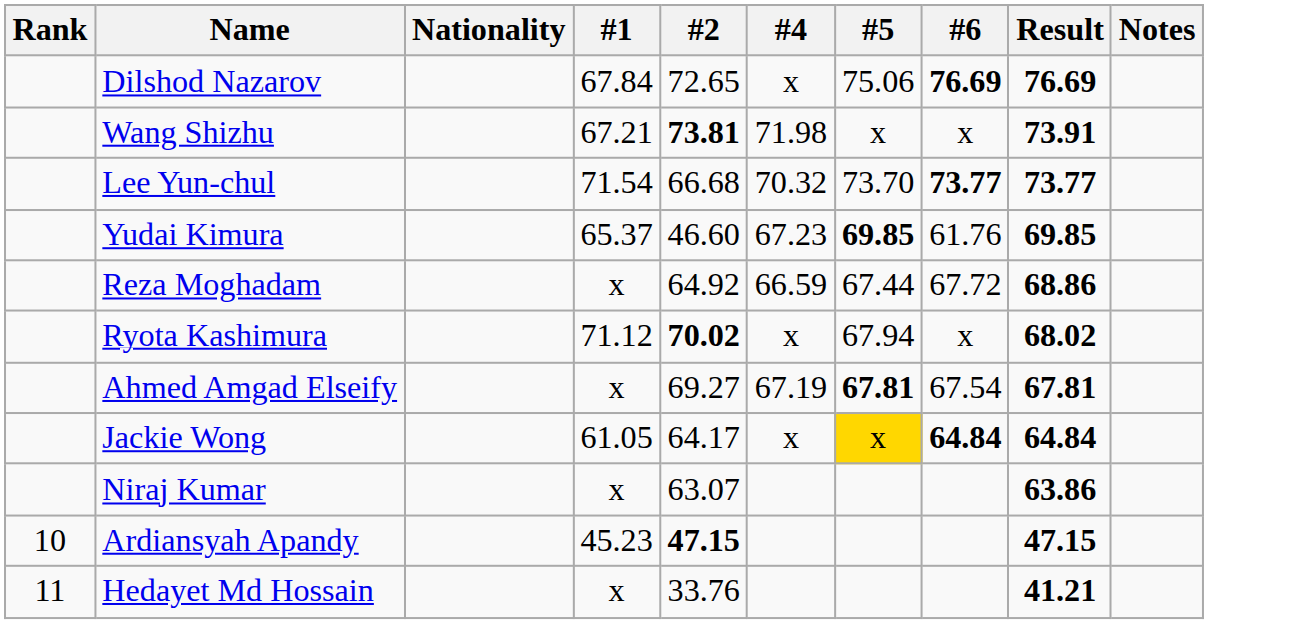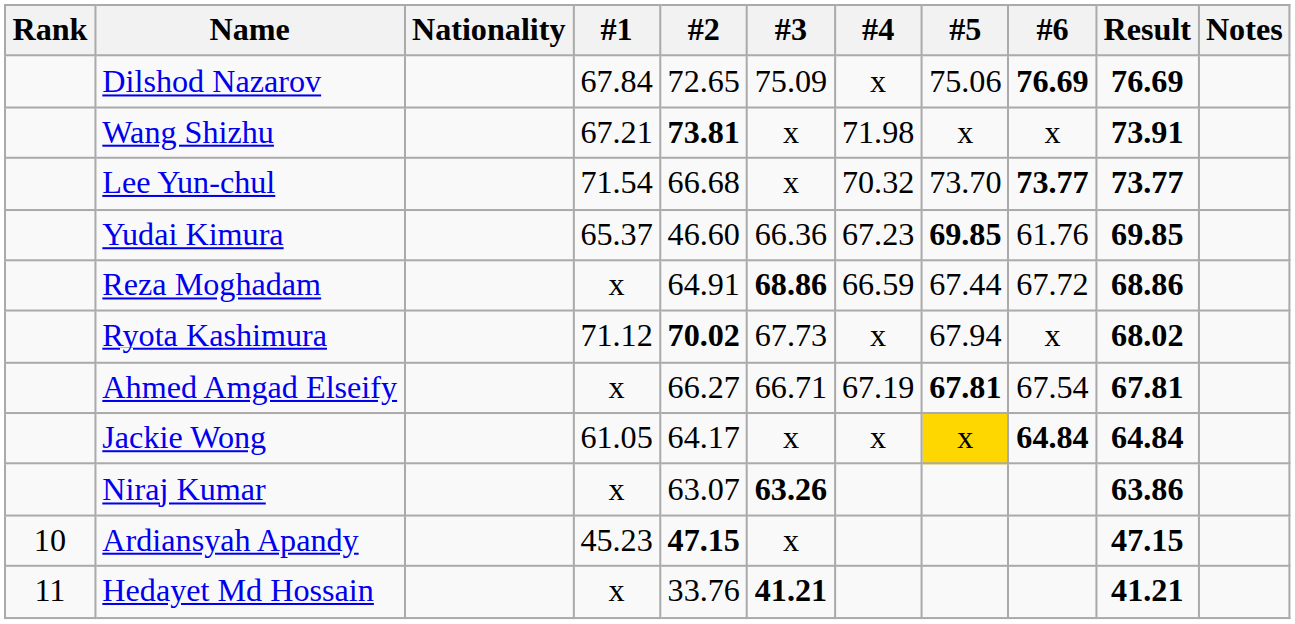+ column: (791, 30)
(704, 285) 64.92 -> (704, 285) 64.91
(704, 387) 69.27 -> (704, 387) 66.27
